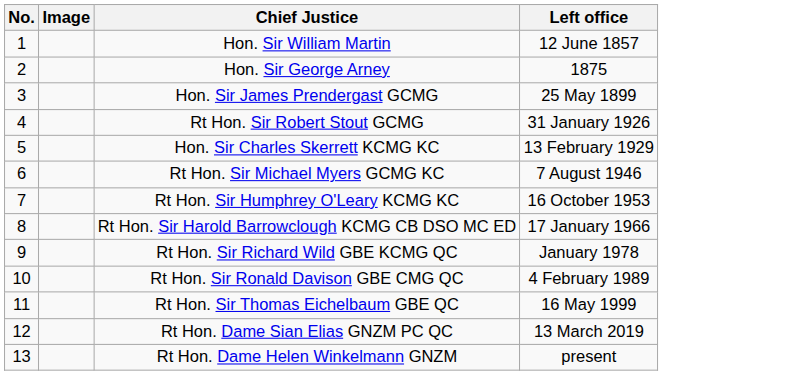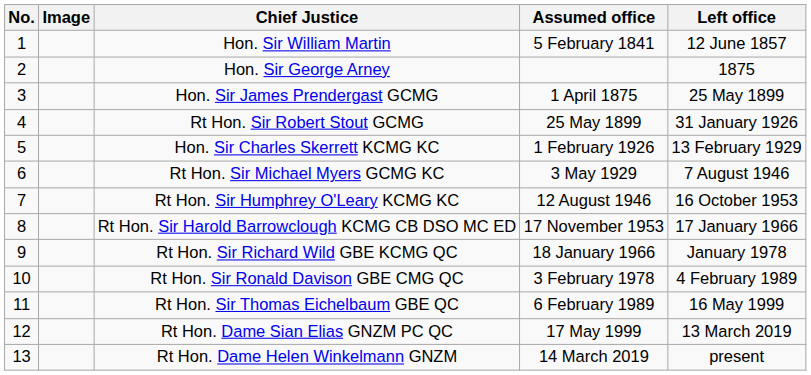+ column: (594, 17)
